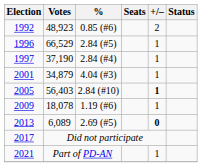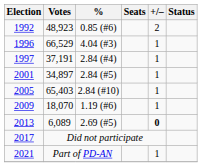(98, 43) 2.84 (#5) -> (98, 43) 4.04 (#3)
(60, 59) 37,190 -> (60, 59) 37,191
(60, 75) 34,879 -> (60, 75) 34,897
(98, 75) 4.04 (#3) -> (98, 75) 2.84 (#5)
(60, 91) 56,403 -> (60, 91) 65,403
(157, 91) bold -> (157, 91) normal
(60, 106) 18,078 -> (60, 106) 18,070
